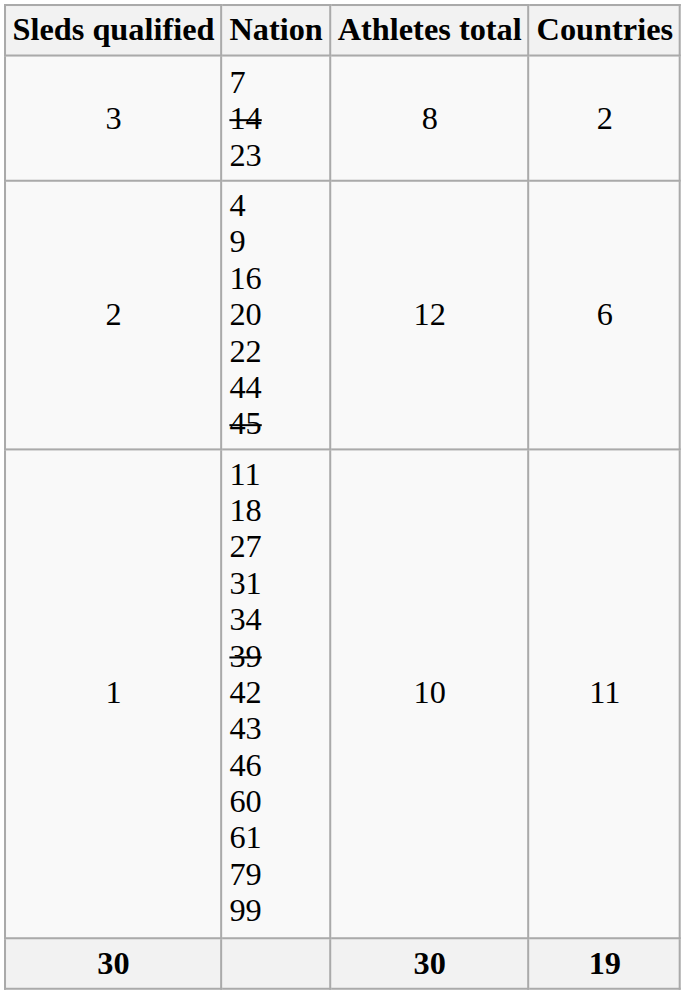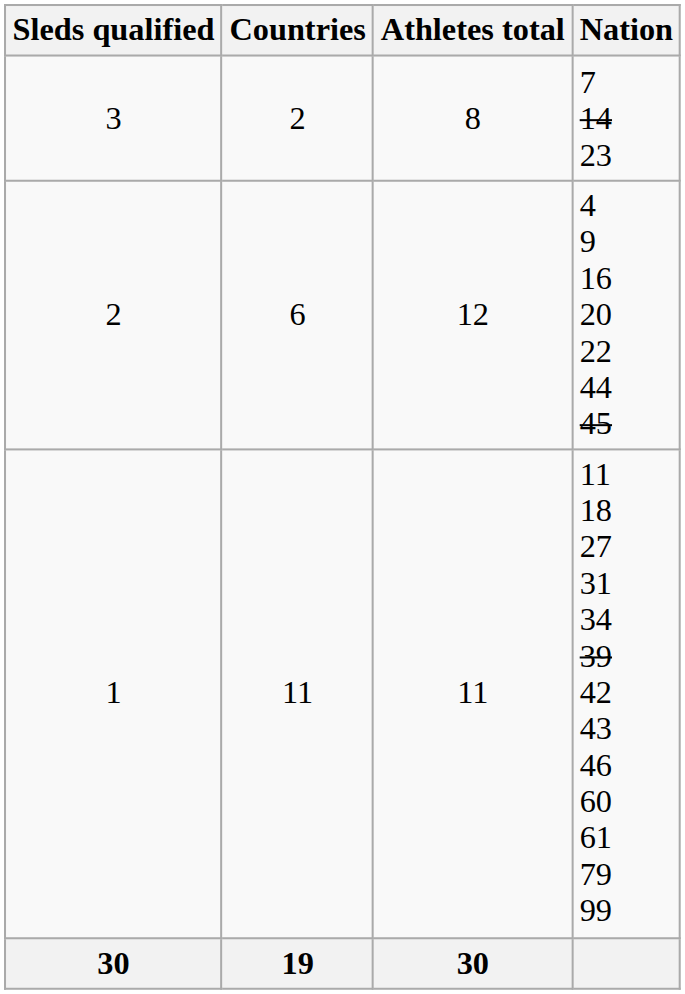columns swapped: (605, 30) <-> (276, 30)
(430, 692) 10 -> (473, 692) 11
